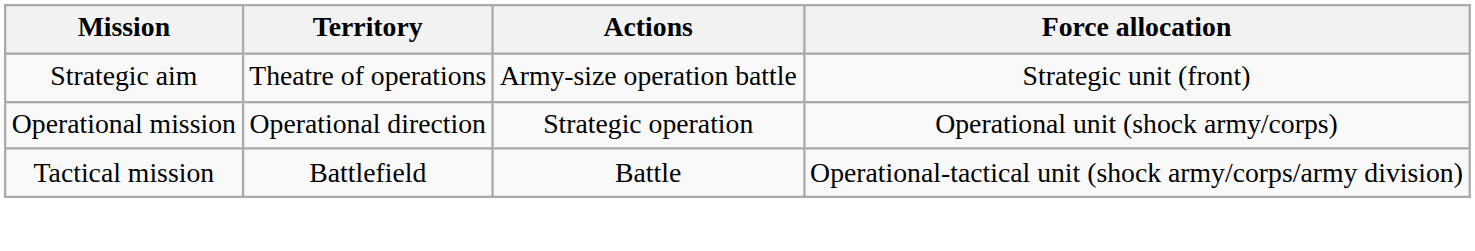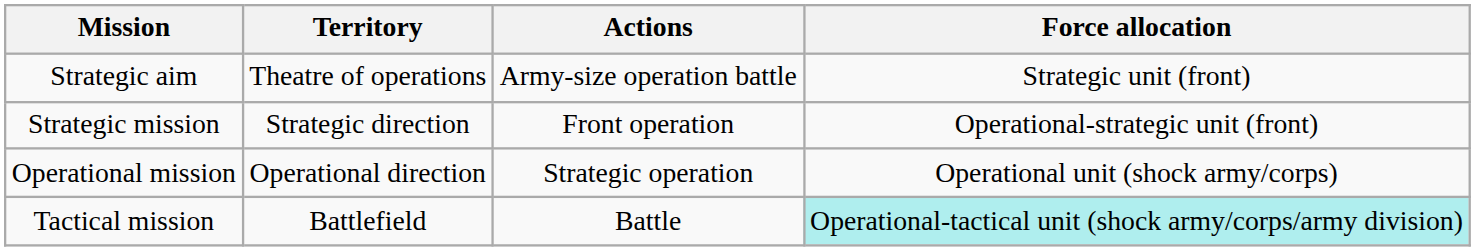+ row: (124, 124)
(1137, 172) no background -> (1137, 220) paleturquoise background
